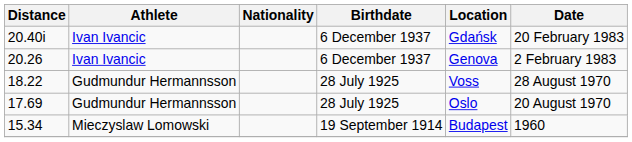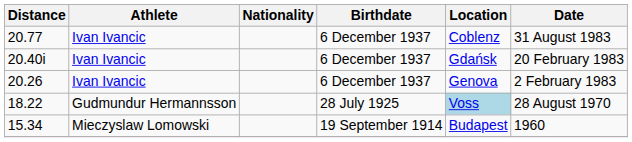+ row: (25, 37)
(464, 81) no background -> (464, 103) lightblue background
- row: (25, 103)
